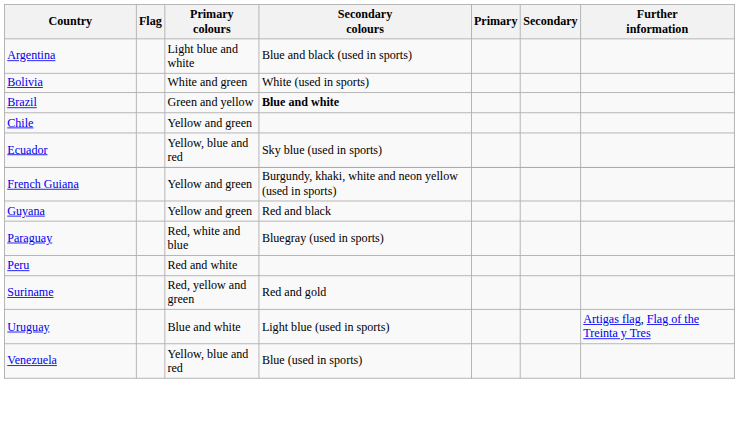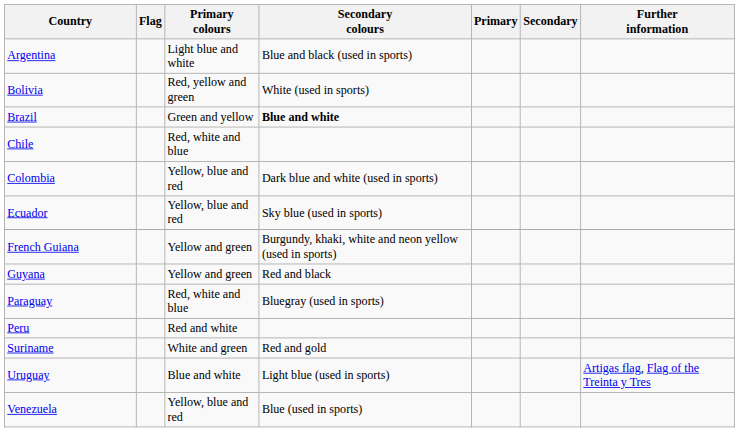(207, 83) White and green -> (207, 90) Red, yellow and green
(210, 123) Yellow and green -> (204, 144) Red, white and blue
+ row: (31, 178)
(207, 292) Red, yellow and green -> (207, 348) White and green
